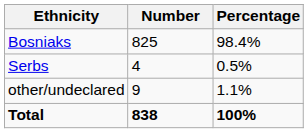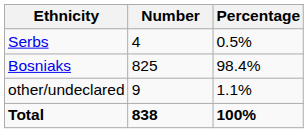rows swapped: (40, 41) <-> (28, 66)
